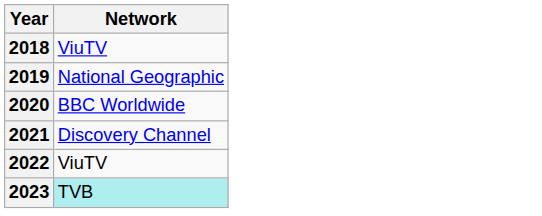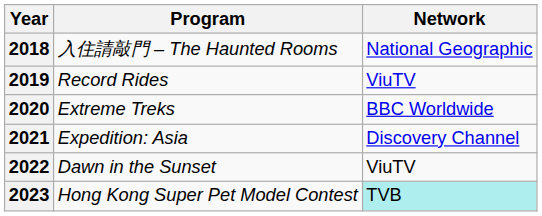+ column: (208, 18)
(82, 47) ViuTV -> (449, 49) National Geographic
(141, 76) National Geographic -> (391, 80) ViuTV
